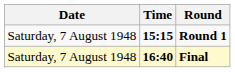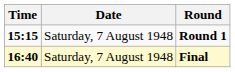columns swapped: (72, 14) <-> (158, 14)
